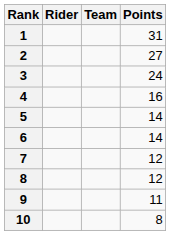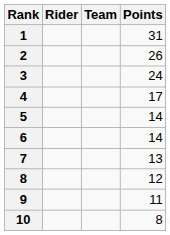(155, 55) 27 -> (155, 55) 26
(155, 96) 16 -> (155, 96) 17
(155, 158) 12 -> (155, 158) 13
